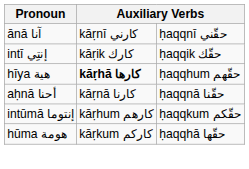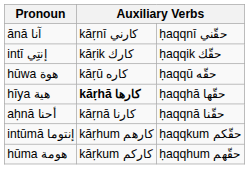+ row: (33, 74)
(200, 74) ḥaqqhum حقّهم -> (193, 94) ḥaqqhā حقّها
(193, 134) ḥaqqhā حقّها -> (200, 154) ḥaqqhum حقّهم
